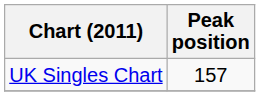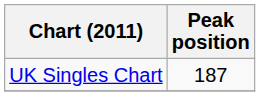(211, 74) 157 -> (211, 74) 187
